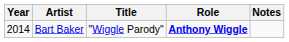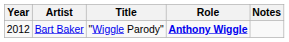(18, 29) 2014 -> (18, 29) 2012
